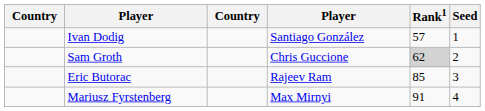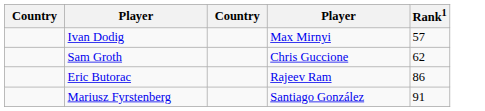- column: (465, 16)
(317, 37) Santiago González -> (301, 37) Max Mirnyi
(419, 57) lightgrey background -> (419, 57) no background
(419, 77) 85 -> (419, 77) 86
(301, 96) Max Mirnyi -> (317, 96) Santiago González
